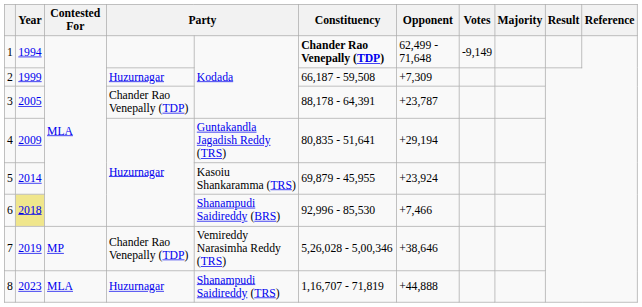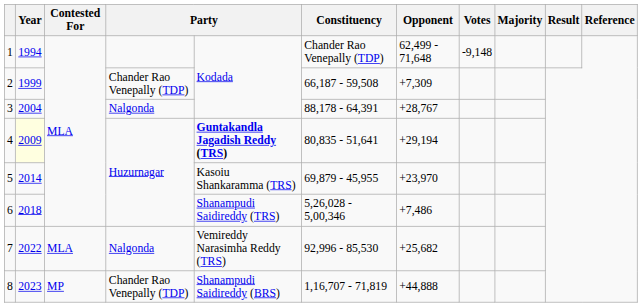(343, 51) bold -> (344, 51) normal
(477, 51) -9,149 -> (477, 51) -9,148
(136, 77) Huzurnagar -> (149, 83) Chander Rao Venepally (TDP)
(30, 102) 2005 -> (30, 108) 2004
(149, 102) Chander Rao Venepally (TDP) -> (132, 108) Nalgonda
(418, 102) +23,787 -> (419, 108) +28,767
(30, 140) no background -> (30, 140) lightyellow background
(234, 140) normal -> (236, 140) bold
(418, 178) +23,924 -> (419, 178) +23,970
(30, 210) khaki background -> (30, 210) no background
(239, 210) Shanampudi Saidireddy (BRS) -> (238, 210) Shanampudi Saidireddy (TRS)
(338, 210) 92,996 - 85,530 -> (328, 210) 5,26,028 - 5,00,346
(416, 210) +7,466 -> (416, 210) +7,486
(30, 248) 2019 -> (30, 248) 2022
(55, 248) MP -> (60, 248) MLA
(149, 248) Chander Rao Venepally (TDP) -> (132, 248) Nalgonda
(347, 248) 5,26,028 - 5,00,346 -> (341, 248) 92,996 - 85,530
(418, 248) +38,646 -> (419, 248) +25,682
(60, 286) MLA -> (55, 286) MP
(136, 286) Huzurnagar -> (149, 286) Chander Rao Venepally (TDP)
(238, 286) Shanampudi Saidireddy (TRS) -> (238, 286) Shanampudi Saidireddy (BRS)
